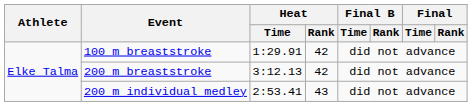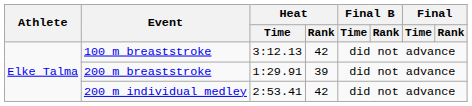(277, 52) 1:29.91 -> (277, 52) 3:12.13
(277, 71) 3:12.13 -> (277, 71) 1:29.91
(321, 71) 42 -> (321, 71) 39
(321, 91) 43 -> (321, 91) 42
